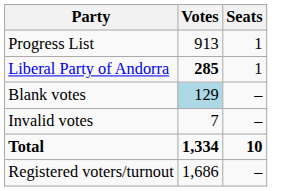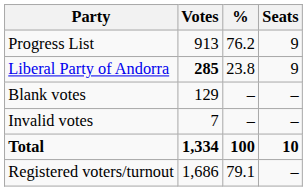+ column: (241, 17)
(258, 43) 1 -> (295, 43) 9
(258, 69) 1 -> (295, 69) 9
(206, 95) lightblue background -> (206, 95) no background
